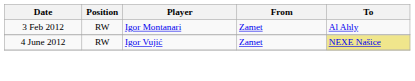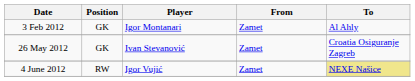(102, 27) RW -> (102, 27) GK
+ row: (43, 48)
